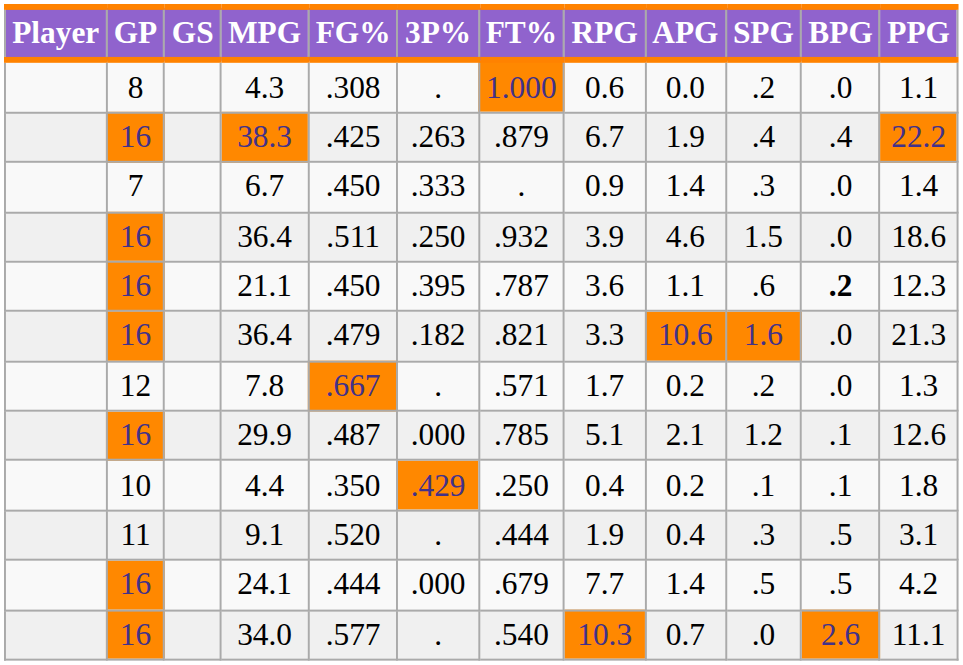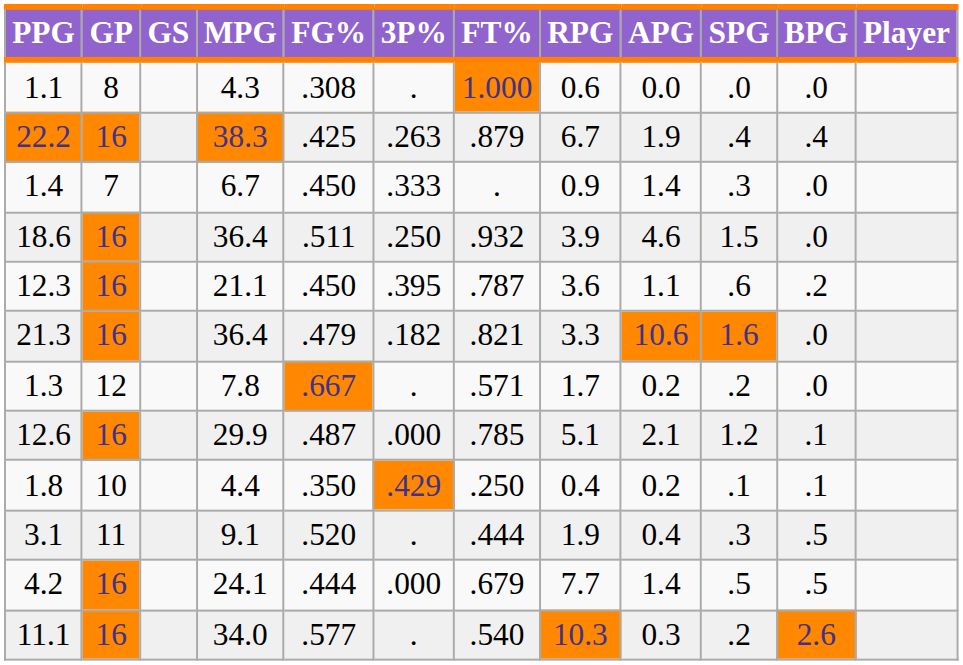columns swapped: (56, 33) <-> (919, 33)
(763, 86) .2 -> (739, 86) .0
(841, 285) bold -> (816, 285) normal
(685, 634) 0.7 -> (661, 634) 0.3
(763, 634) .0 -> (739, 634) .2
